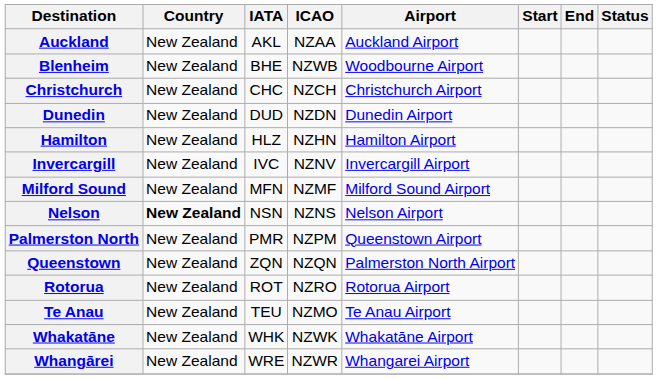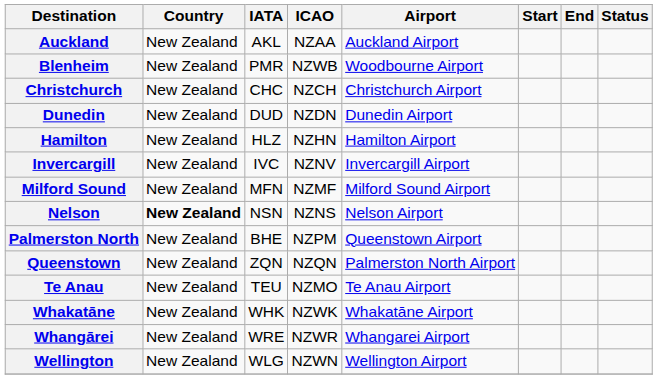(266, 66) BHE -> (266, 66) PMR
(266, 238) PMR -> (266, 238) BHE
- row: (74, 287)
+ row: (74, 361)
